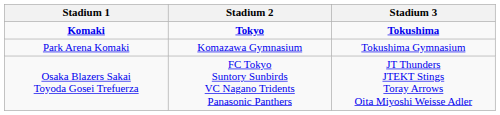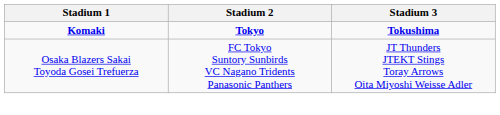- row: (86, 47)
